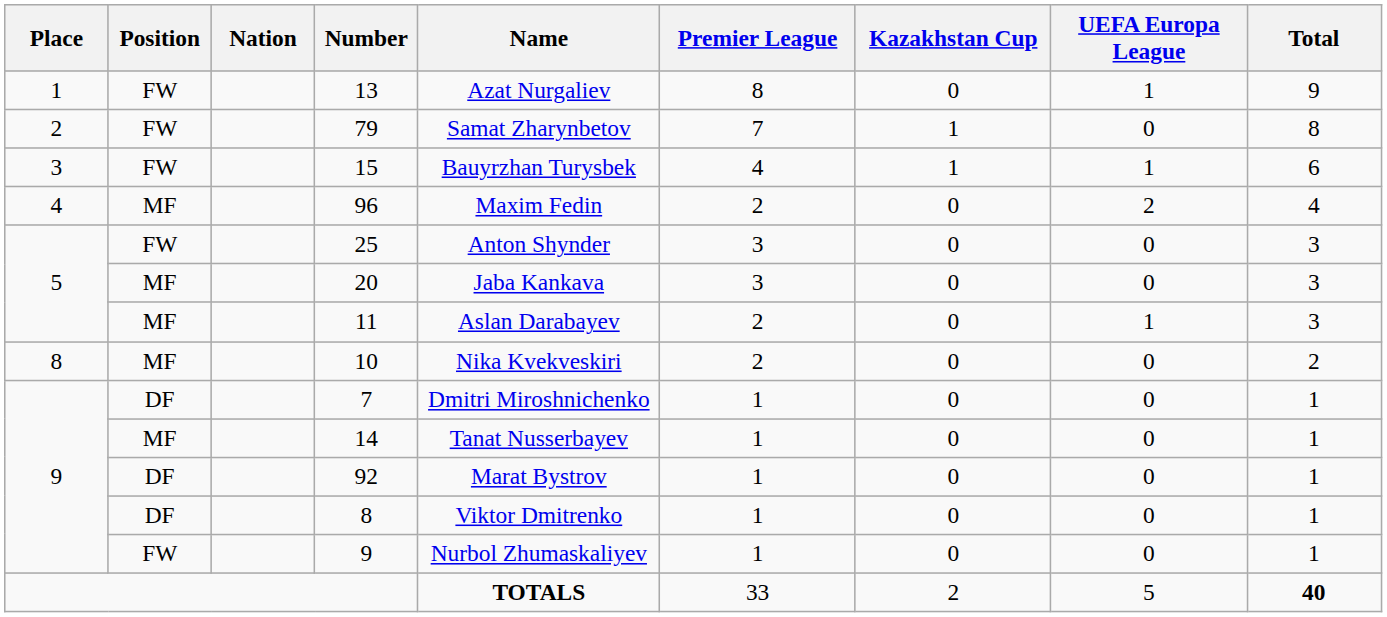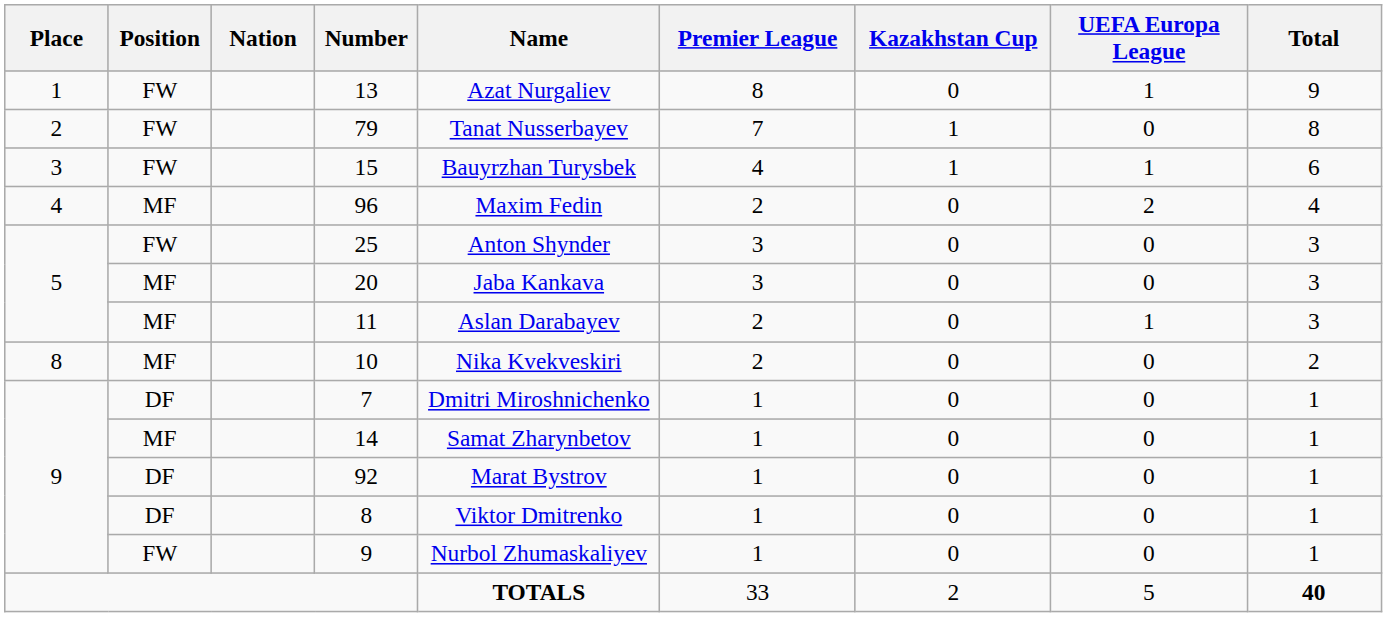(539, 128) Samat Zharynbetov -> (539, 128) Tanat Nusserbayev
(539, 437) Tanat Nusserbayev -> (539, 437) Samat Zharynbetov
